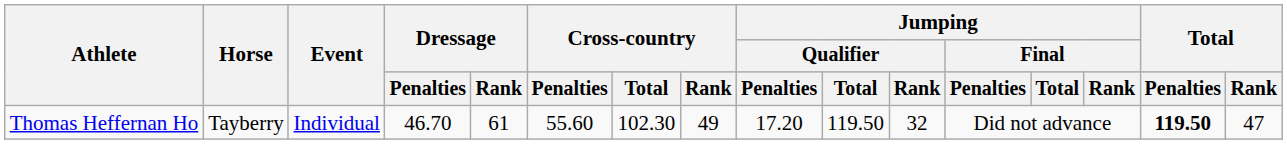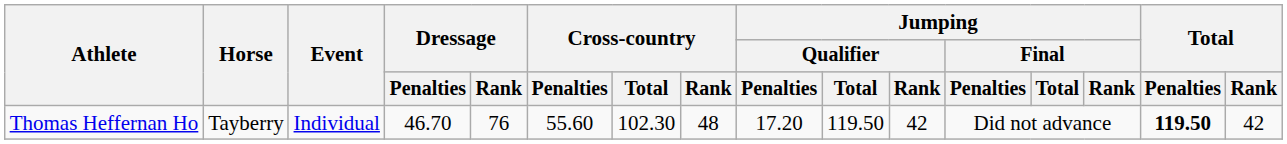(499, 122) 61 -> (499, 122) 76
(708, 122) 49 -> (708, 122) 48
(917, 122) 32 -> (917, 122) 42
(1254, 122) 47 -> (1254, 122) 42
